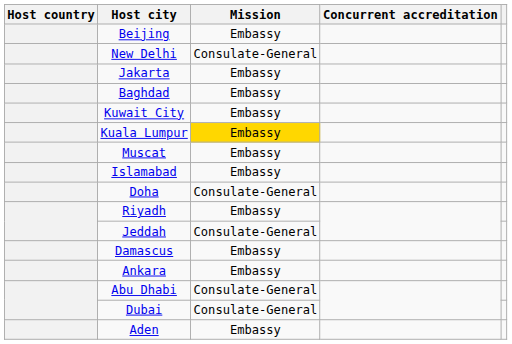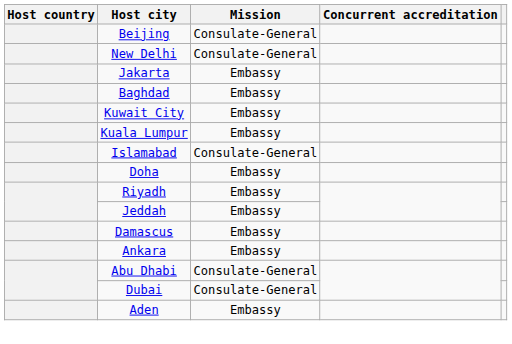(255, 34) Embassy -> (255, 34) Consulate-General
(255, 133) gold background -> (255, 133) no background
- row: (144, 152)
(255, 172) Embassy -> (255, 152) Consulate-General
(255, 192) Consulate-General -> (255, 172) Embassy
(255, 231) Consulate-General -> (255, 211) Embassy
